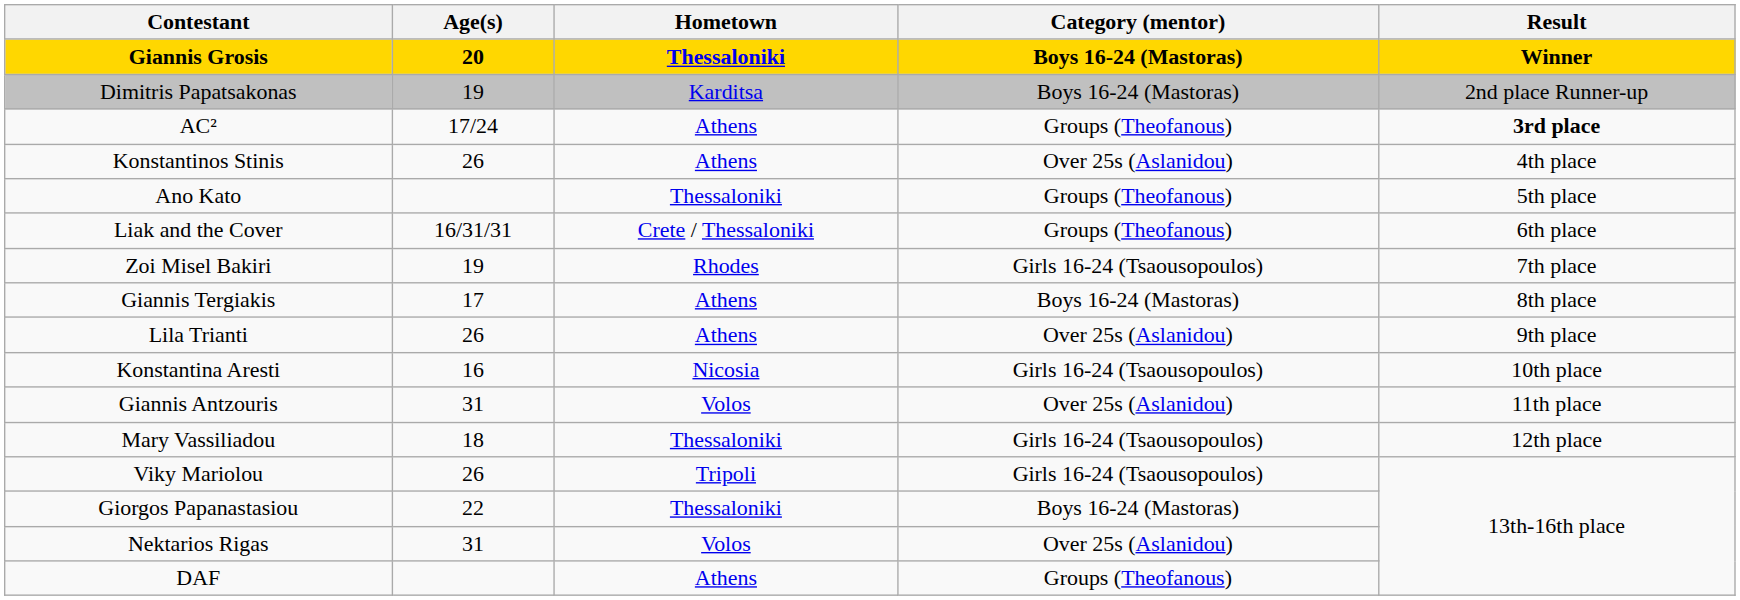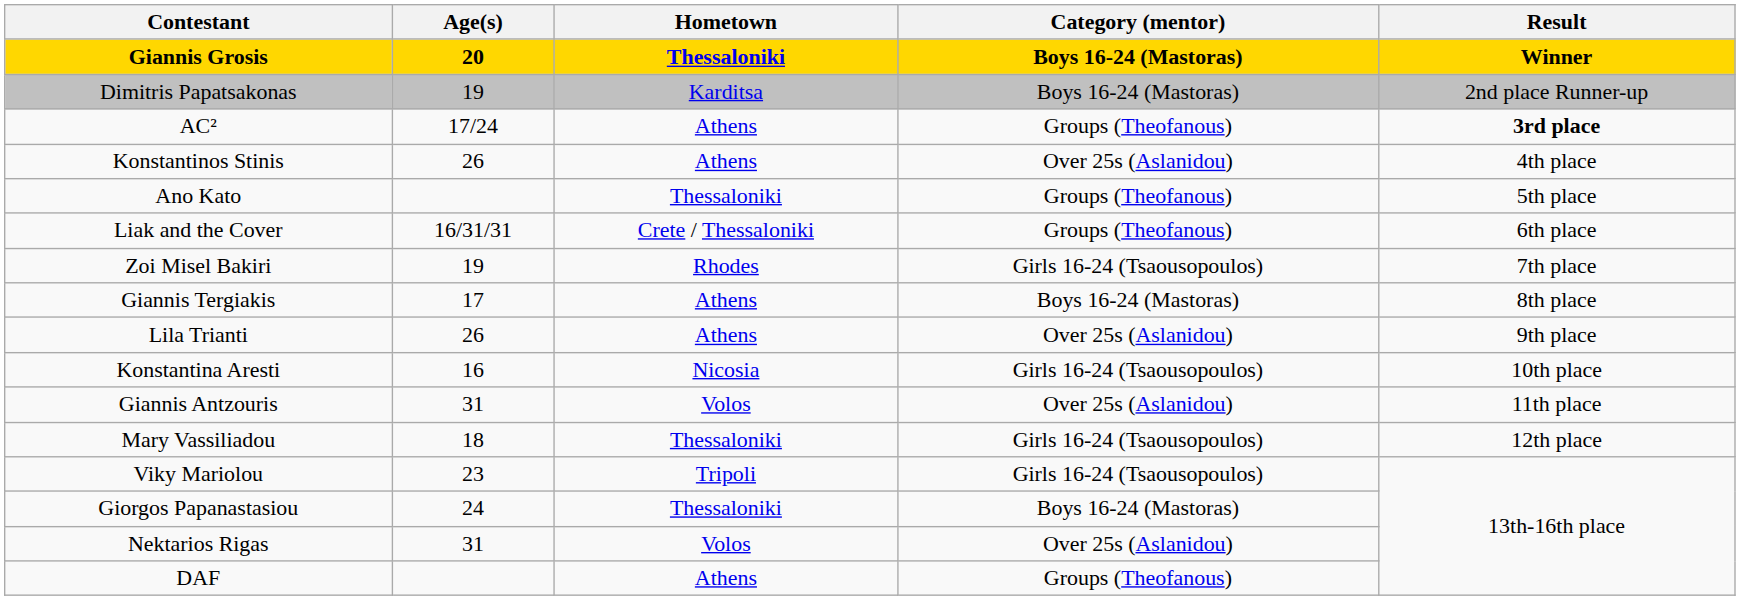(473, 473) 26 -> (473, 473) 23
(473, 508) 22 -> (473, 508) 24
